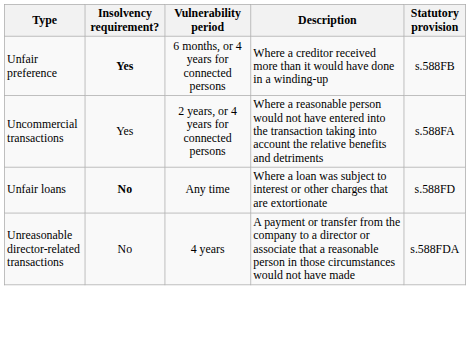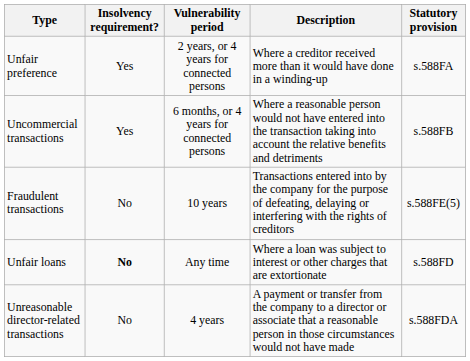(125, 65) bold -> (125, 65) normal
(208, 65) 6 months, or 4 years for connected persons -> (207, 65) 2 years, or 4 years for connected persons
(435, 65) s.588FB -> (433, 65) s.588FA
(208, 131) 2 years, or 4 years for connected persons -> (207, 131) 6 months, or 4 years for connected persons
(435, 131) s.588FA -> (433, 131) s.588FB
+ row: (35, 203)
